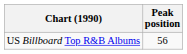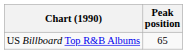(162, 40) 56 -> (162, 40) 65
